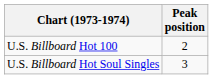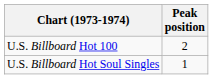(185, 64) 3 -> (185, 64) 1
